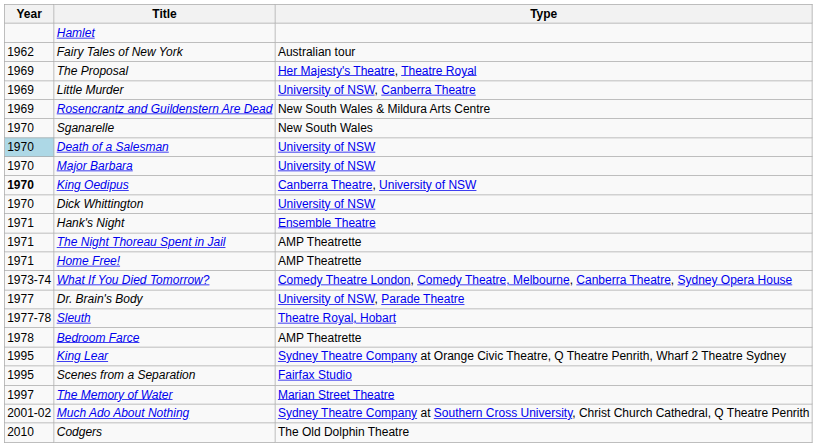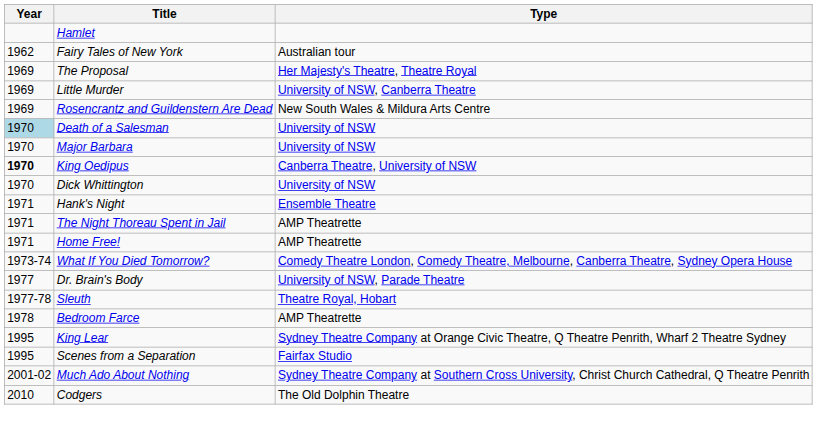- row: (85, 128)
- row: (115, 394)
